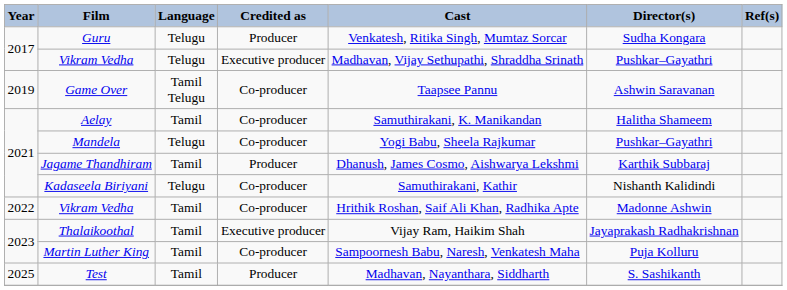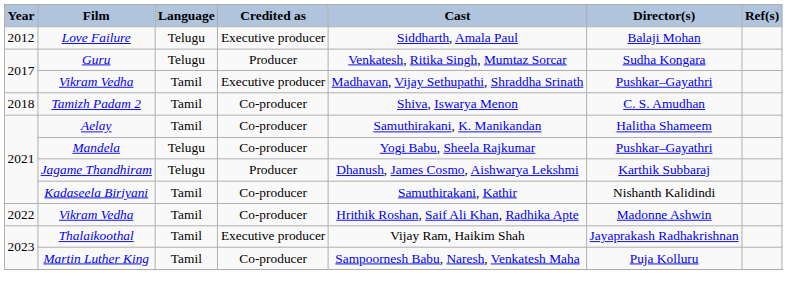+ row: (21, 38)
(186, 60) Telugu -> (186, 82) Tamil
+ row: (21, 104)
- row: (21, 90)
(186, 164) Tamil -> (186, 170) Telugu
(186, 186) Telugu -> (186, 192) Tamil
- row: (21, 274)
